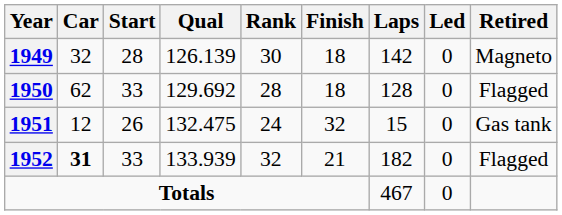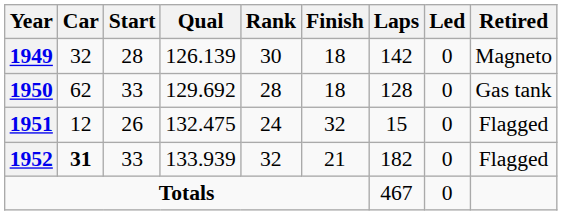(514, 90) Flagged -> (514, 90) Gas tank
(514, 124) Gas tank -> (514, 124) Flagged
